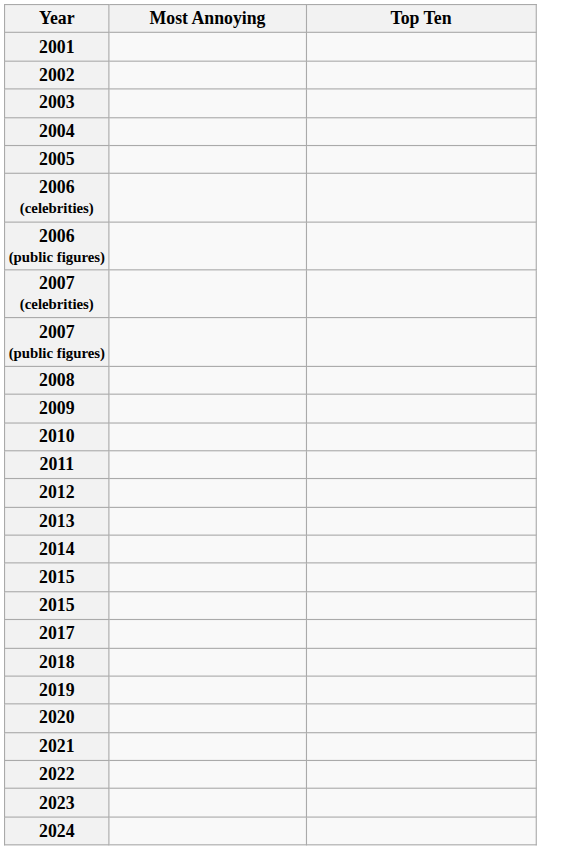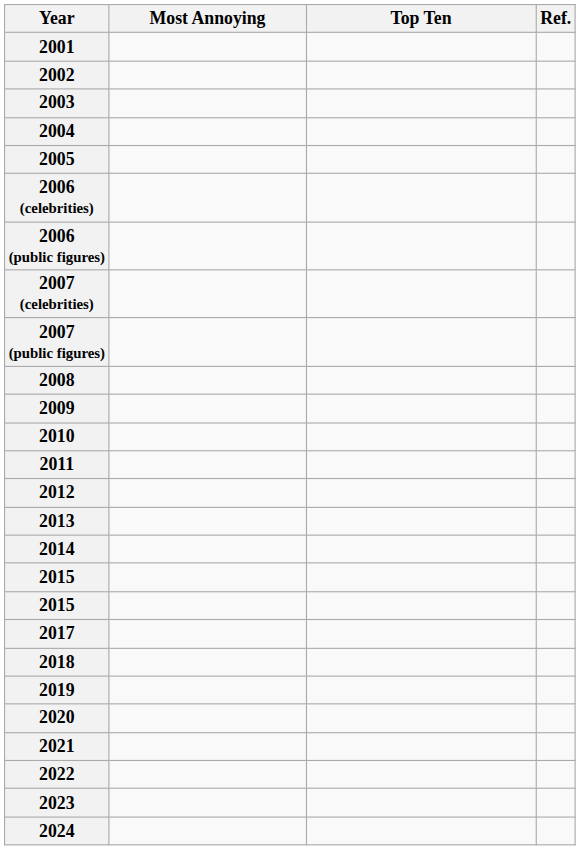+ column: (556, 18)
